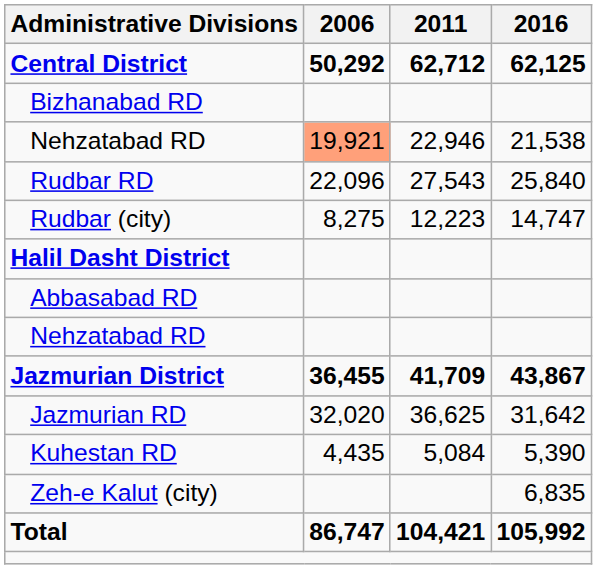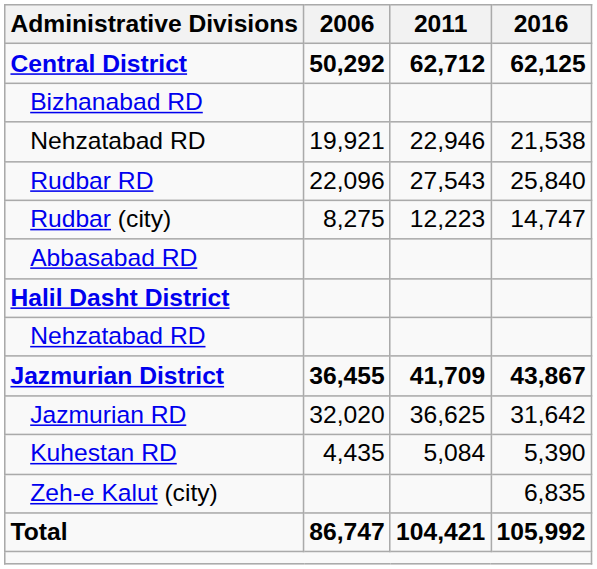(347, 141) lightsalmon background -> (347, 141) no background
rows swapped: (120, 258) <-> (114, 297)
